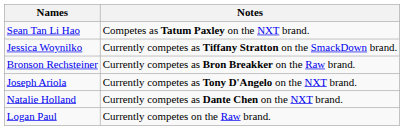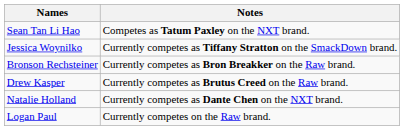+ row: (36, 82)
- row: (37, 82)
